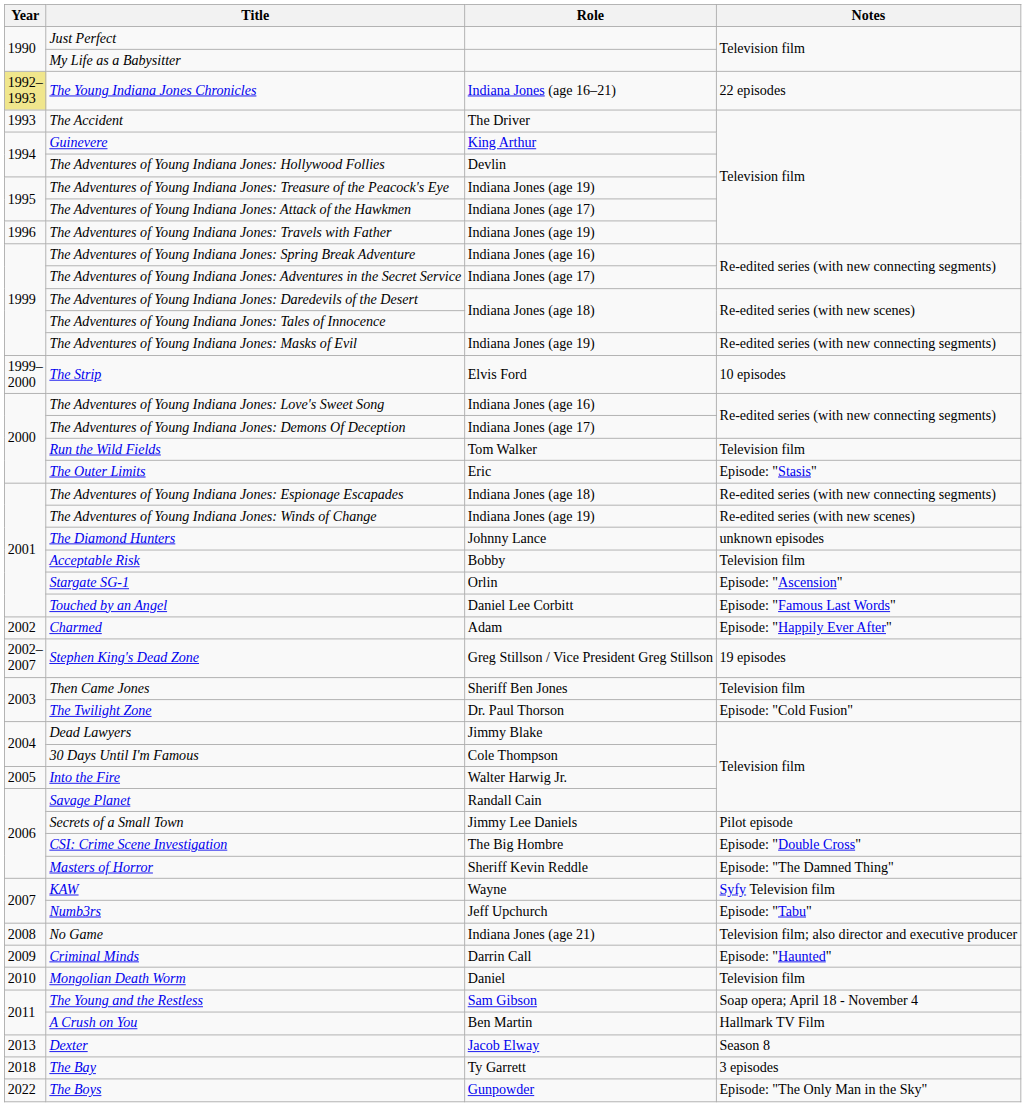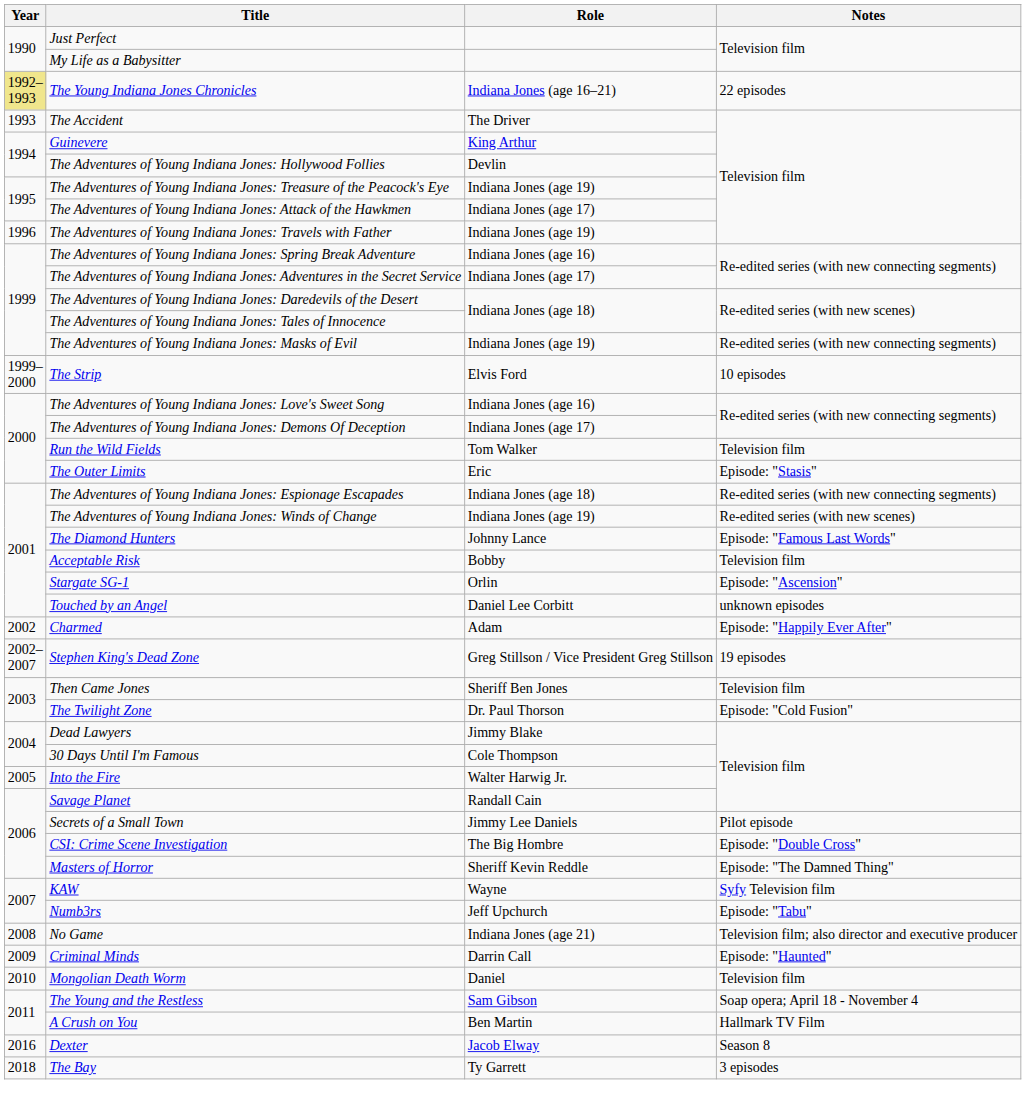(772, 538) unknown episodes -> (808, 538) Episode: "Famous Last Words"
(808, 605) Episode: "Famous Last Words" -> (772, 605) unknown episodes
(22, 1045) 2013 -> (22, 1045) 2016
- row: (75, 1090)
